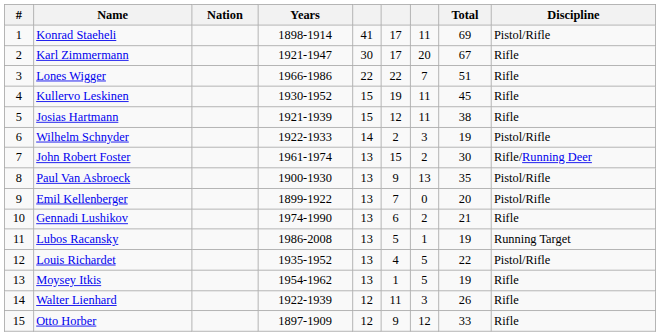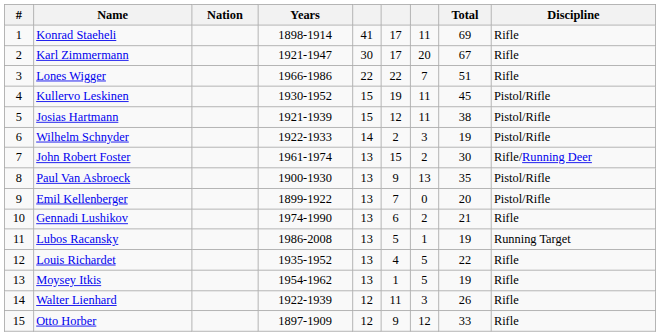(522, 35) Pistol/Rifle -> (506, 35) Rifle
(506, 96) Rifle -> (522, 96) Pistol/Rifle
(506, 117) Rifle -> (522, 117) Pistol/Rifle
(522, 260) Pistol/Rifle -> (506, 260) Rifle
